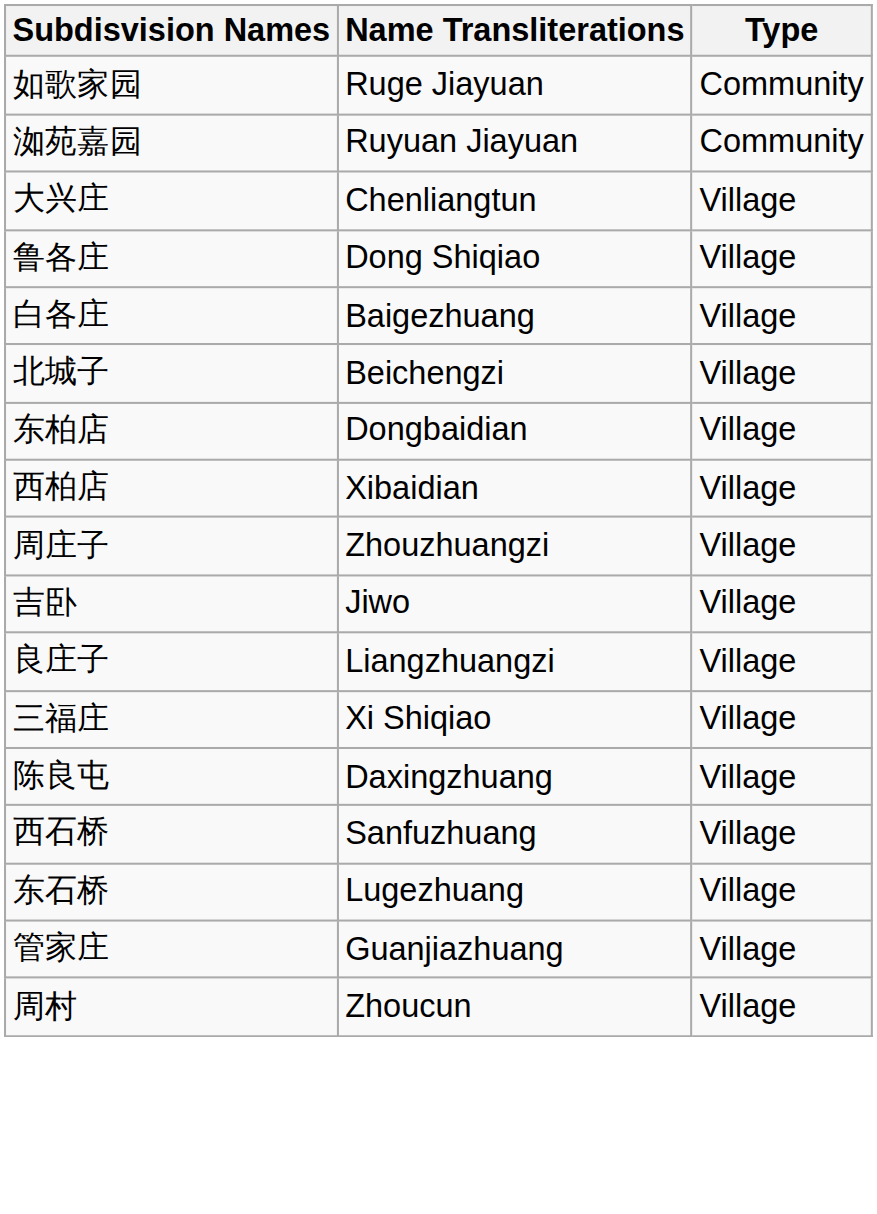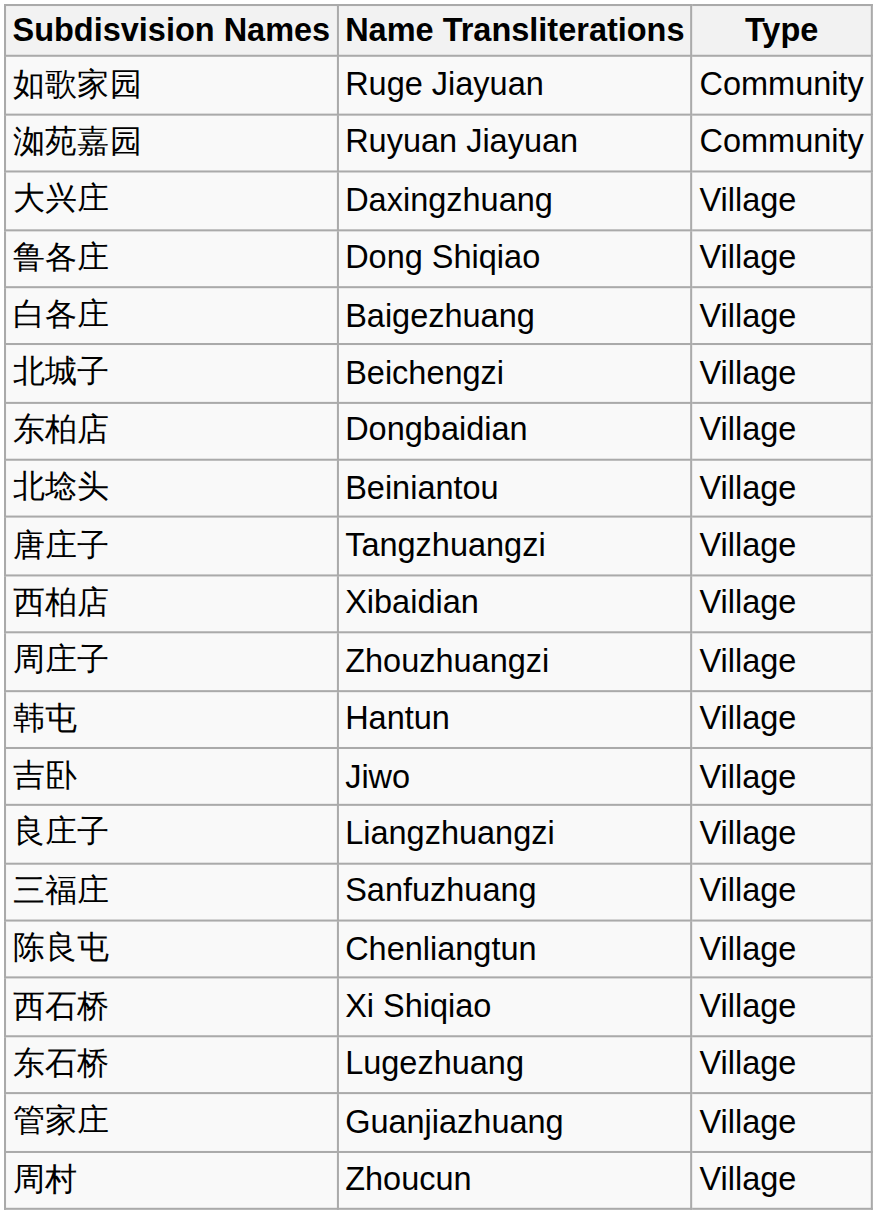(441, 200) Chenliangtun -> (449, 200) Daxingzhuang
+ row: (61, 487)
+ row: (61, 544)
+ row: (45, 717)
(418, 718) Xi Shiqiao -> (441, 891) Sanfuzhuang
(449, 776) Daxingzhuang -> (441, 948) Chenliangtun
(441, 833) Sanfuzhuang -> (418, 1006) Xi Shiqiao
